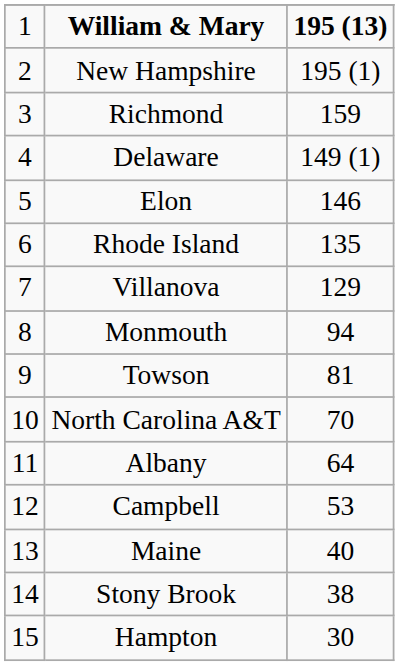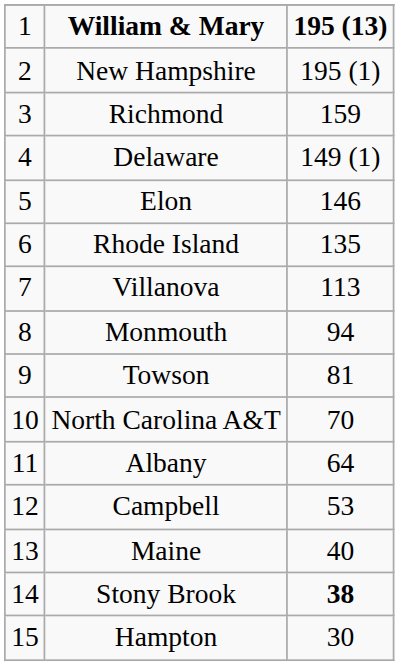(340, 288) 129 -> (340, 288) 113
(340, 593) normal -> (340, 593) bold
